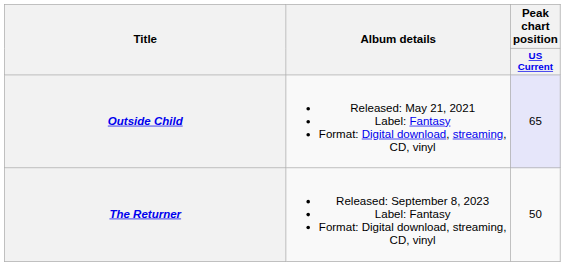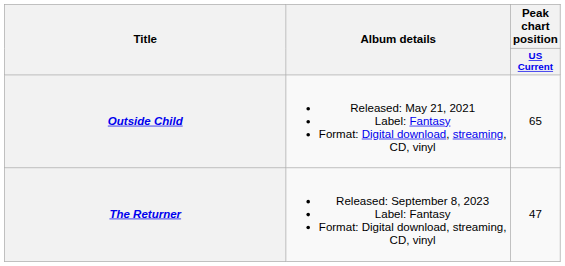(535, 121) lavender background -> (535, 121) no background
(535, 214) 50 -> (535, 214) 47
